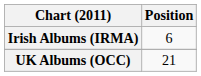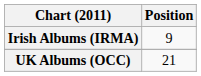(169, 37) 6 -> (169, 37) 9
